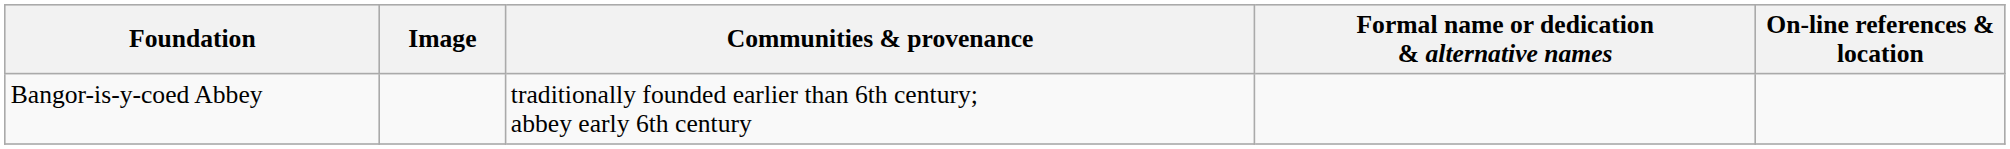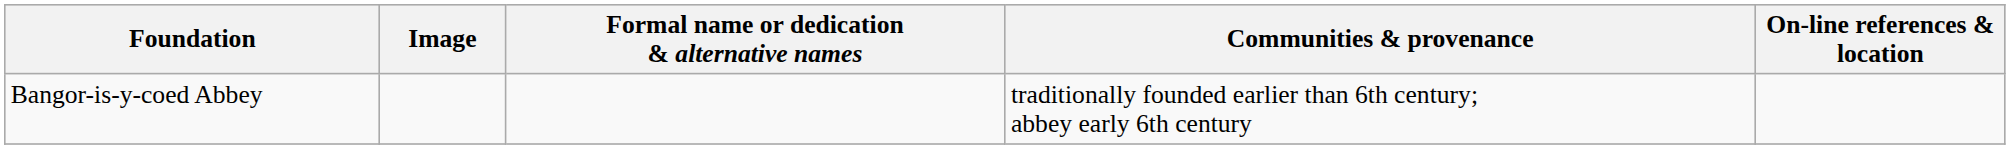columns swapped: (880, 39) <-> (1505, 39)
